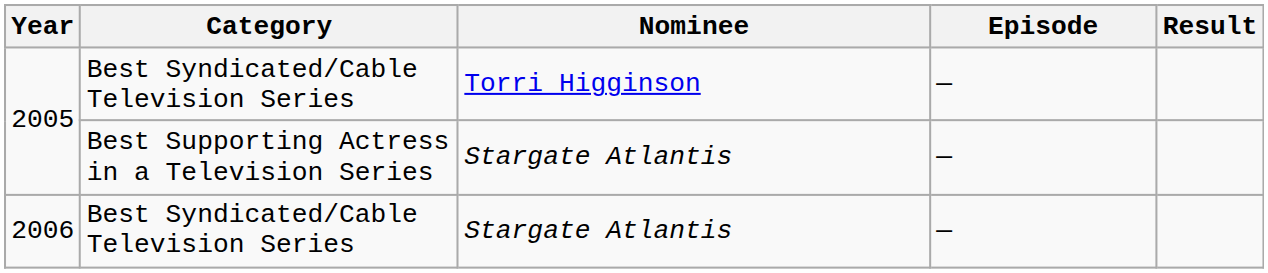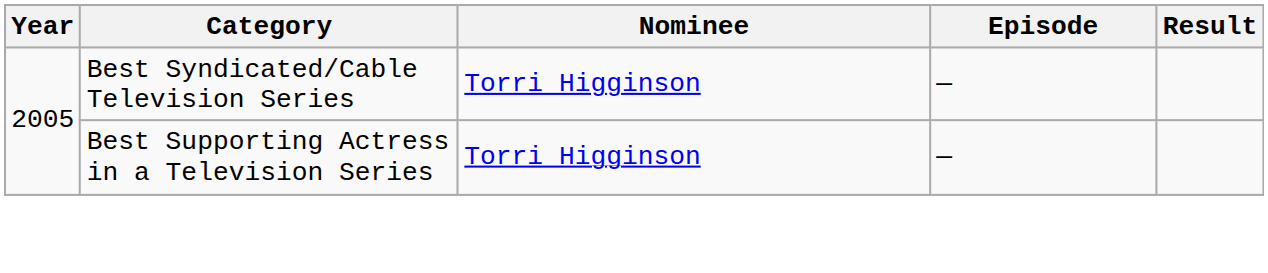(598, 157) Stargate Atlantis -> (583, 157) Torri Higginson
- row: (43, 231)
